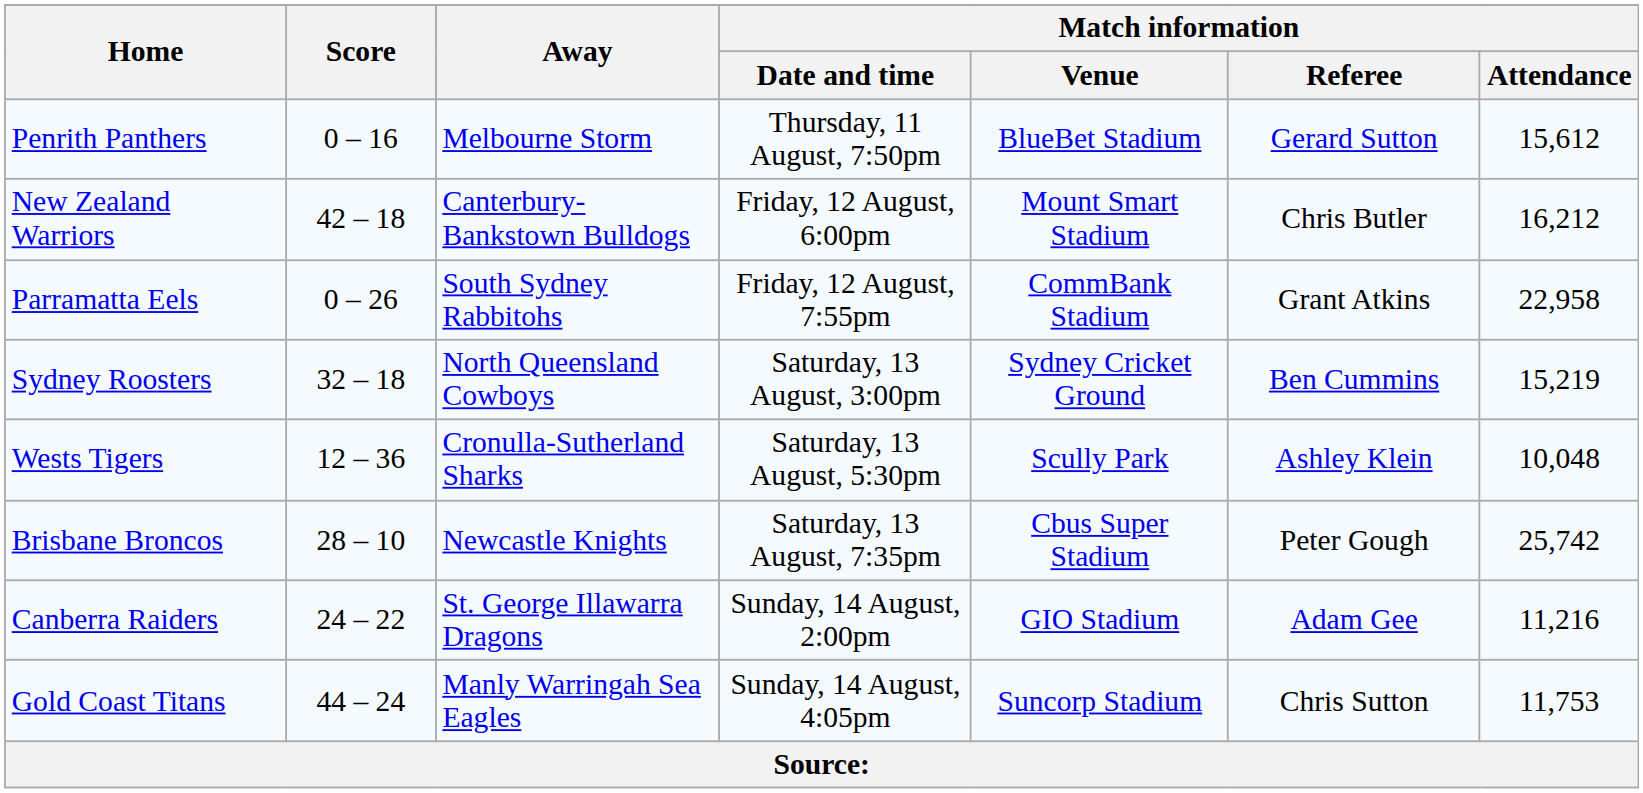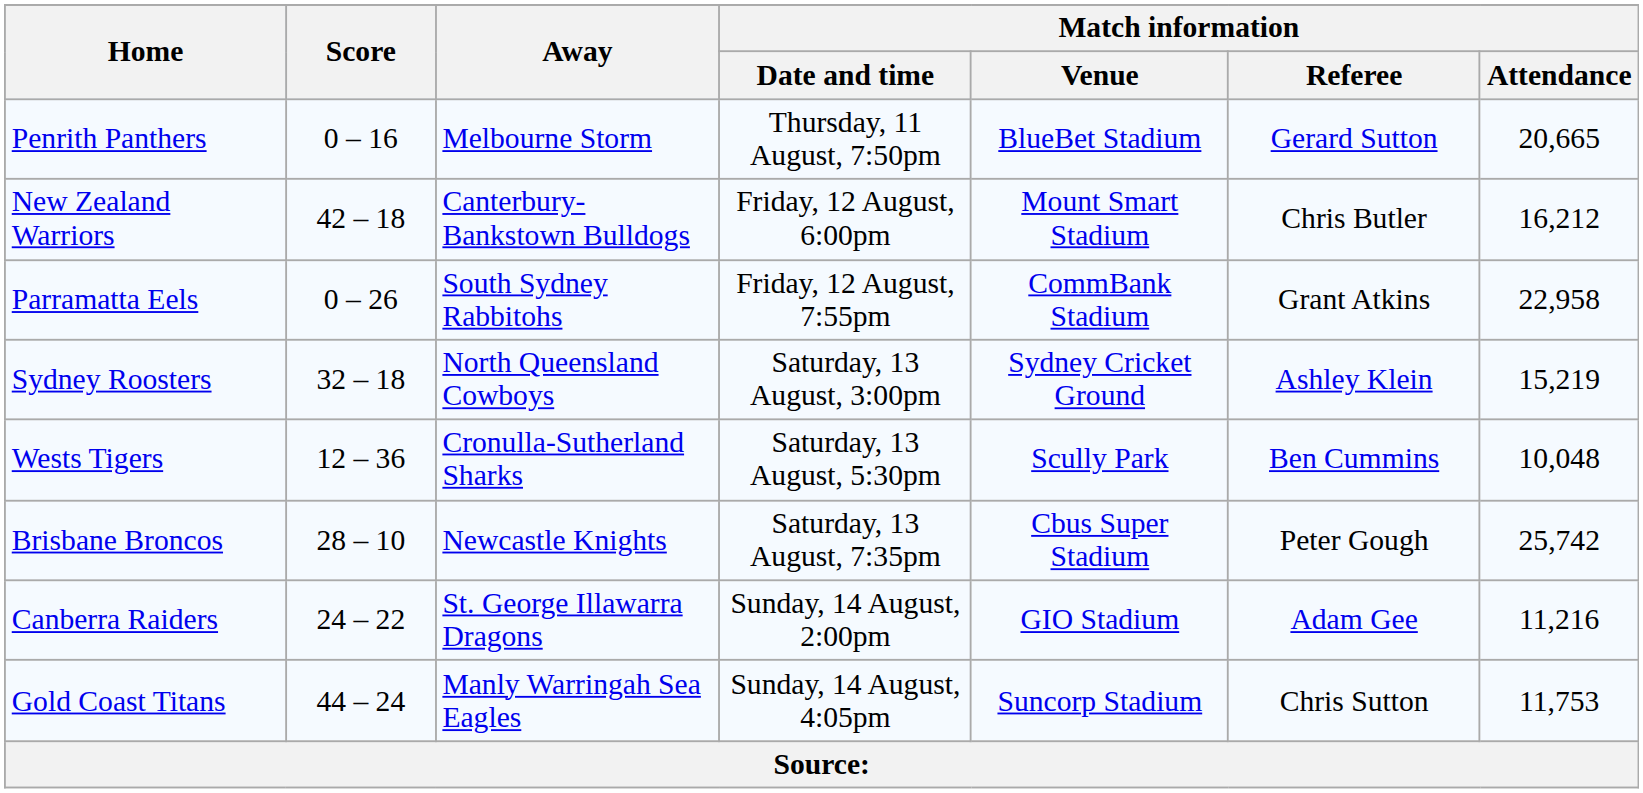(1559, 138) 15,612 -> (1559, 138) 20,665
(1354, 379) Ben Cummins -> (1354, 379) Ashley Klein
(1354, 459) Ashley Klein -> (1354, 459) Ben Cummins
